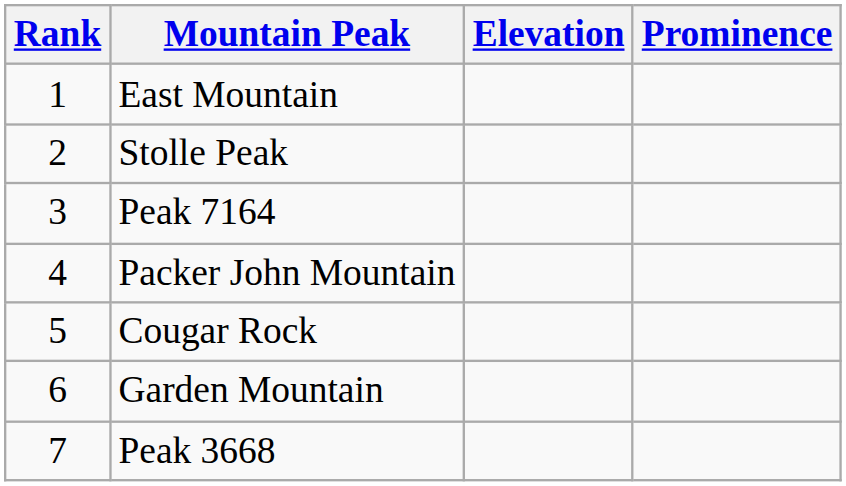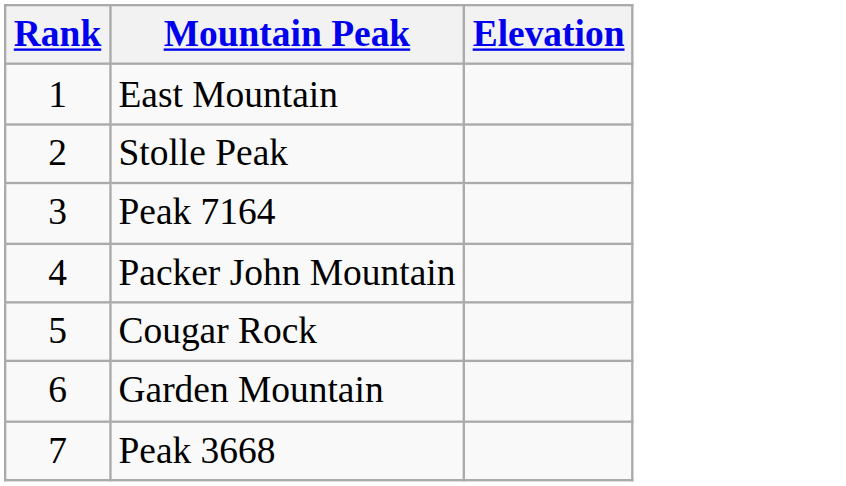- column: (737, 34)
